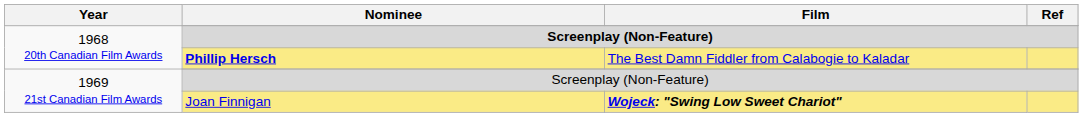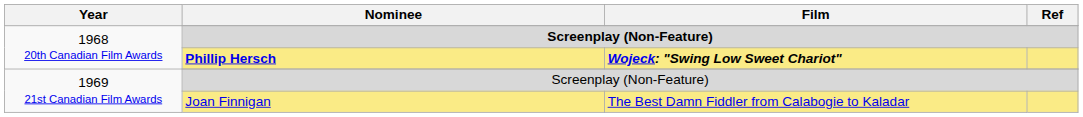(758, 58) The Best Damn Fiddler from Calabogie to Kaladar -> (725, 58) Wojeck: "Swing Low Sweet Chariot"
(725, 101) Wojeck: "Swing Low Sweet Chariot" -> (758, 101) The Best Damn Fiddler from Calabogie to Kaladar
